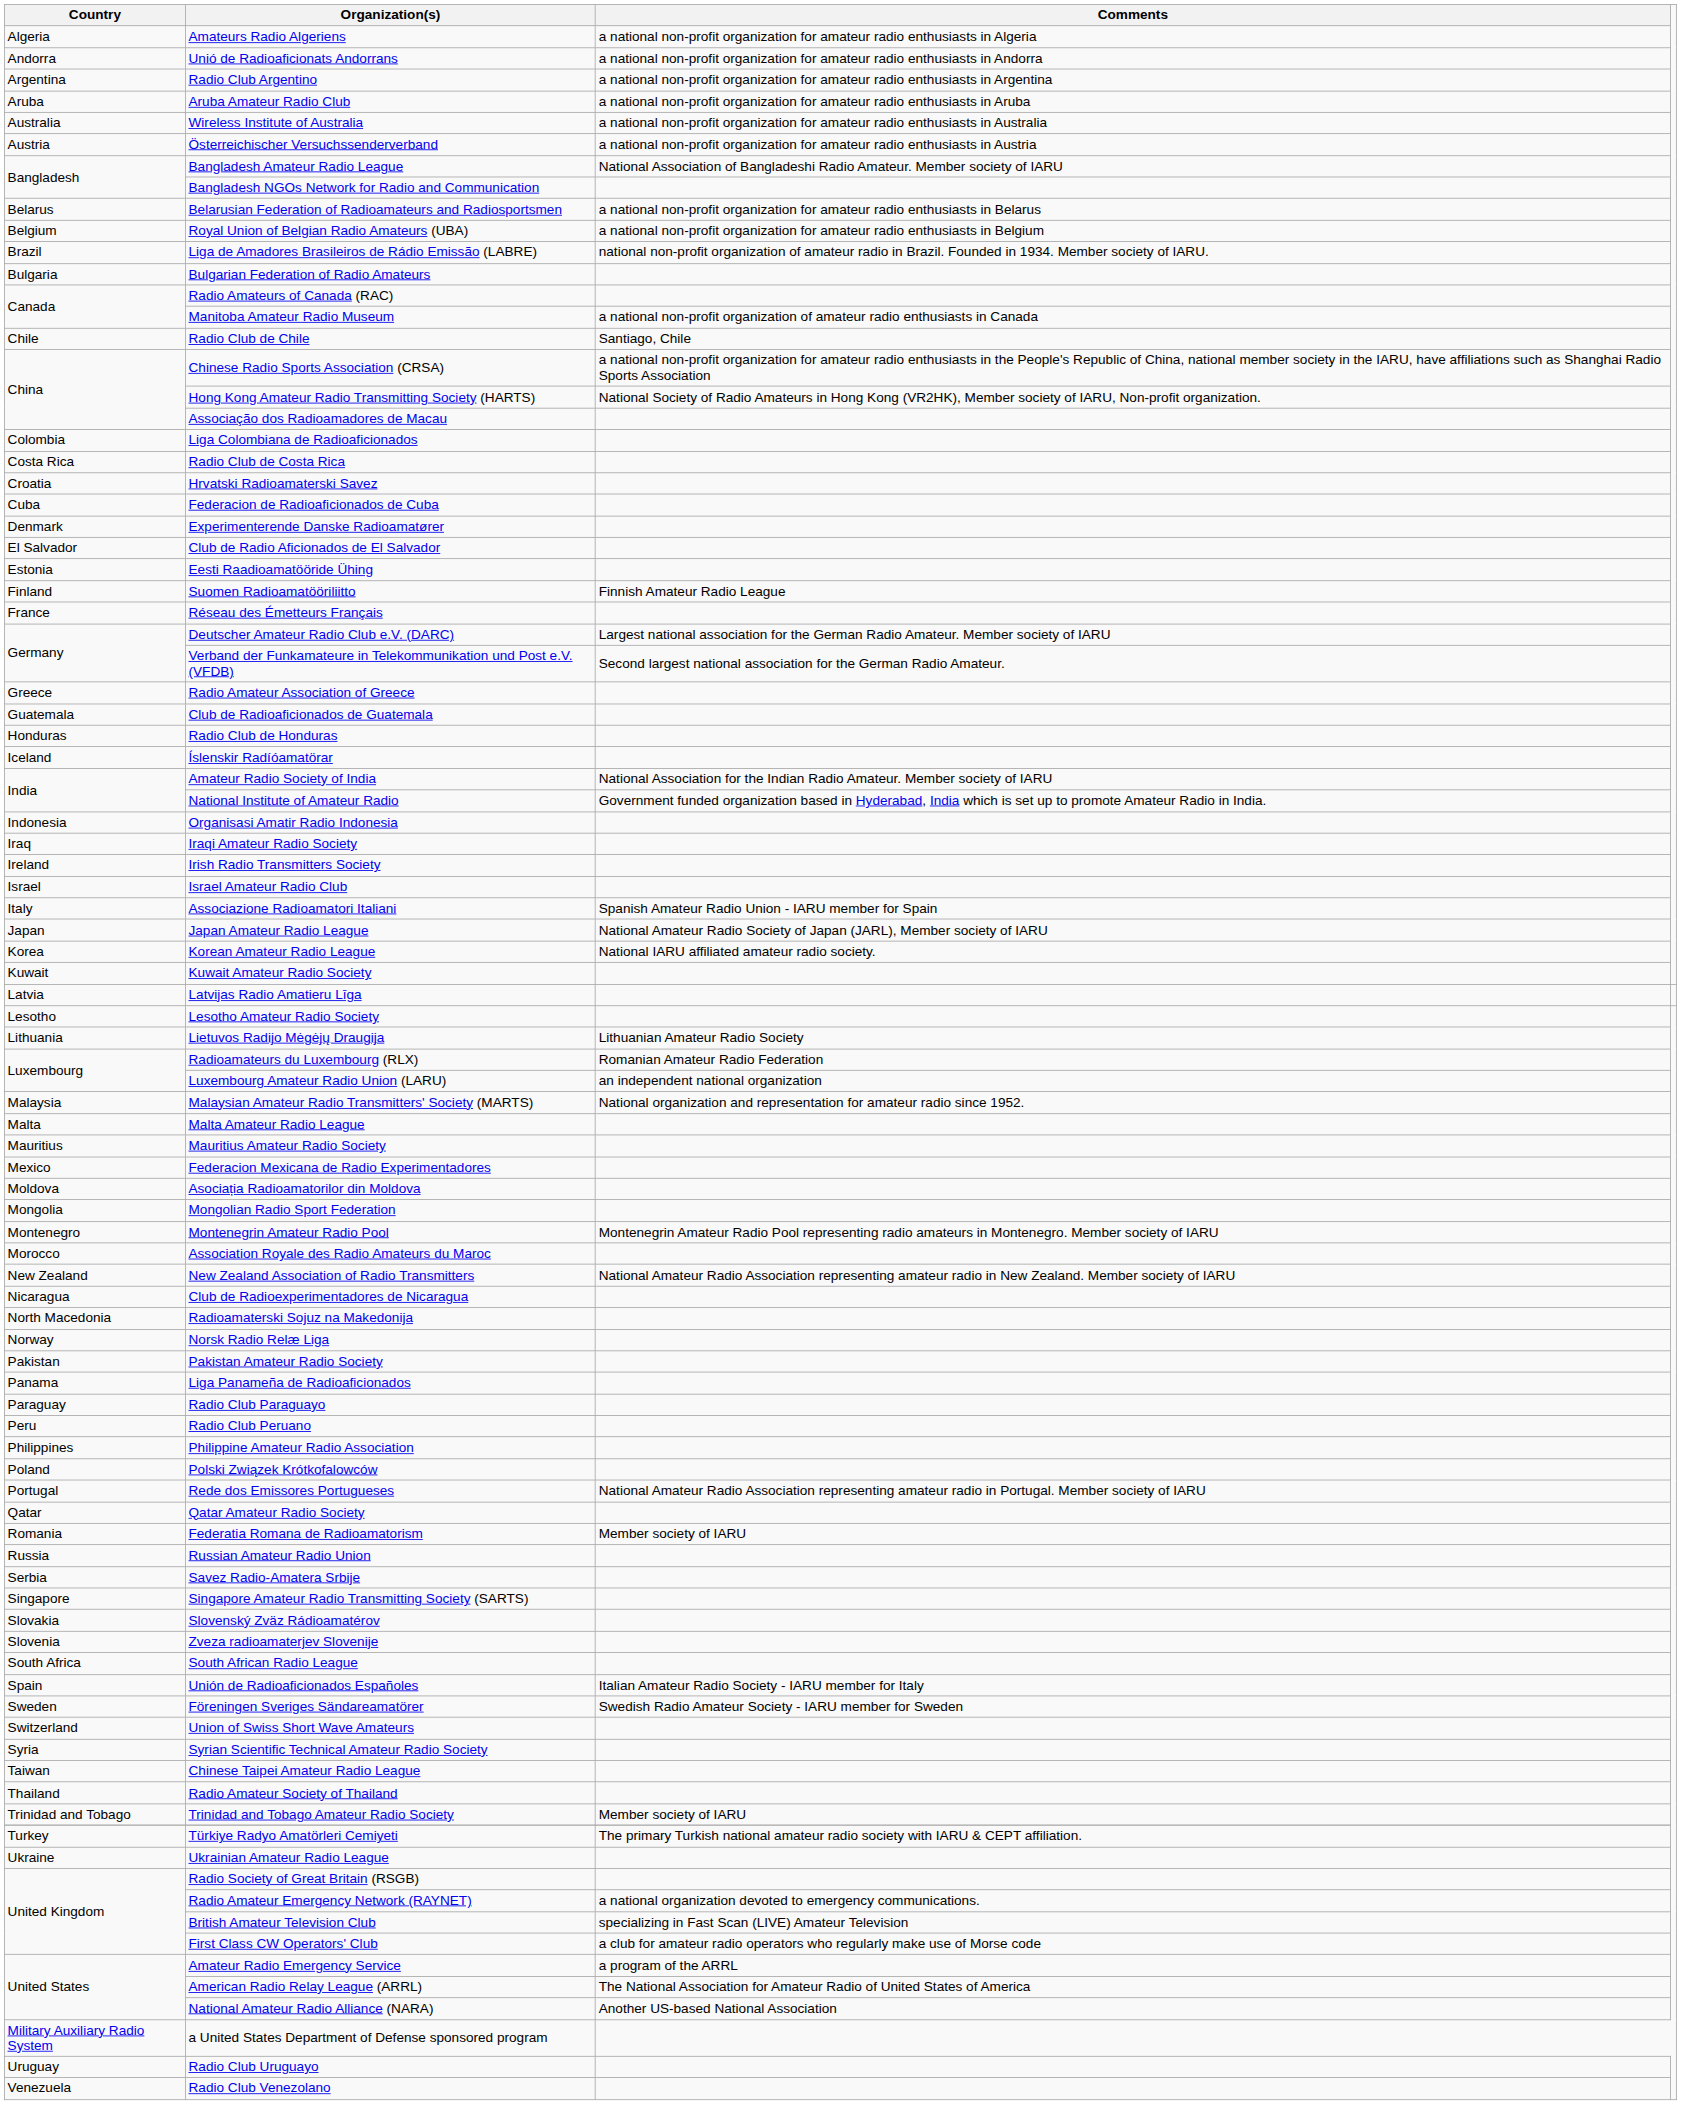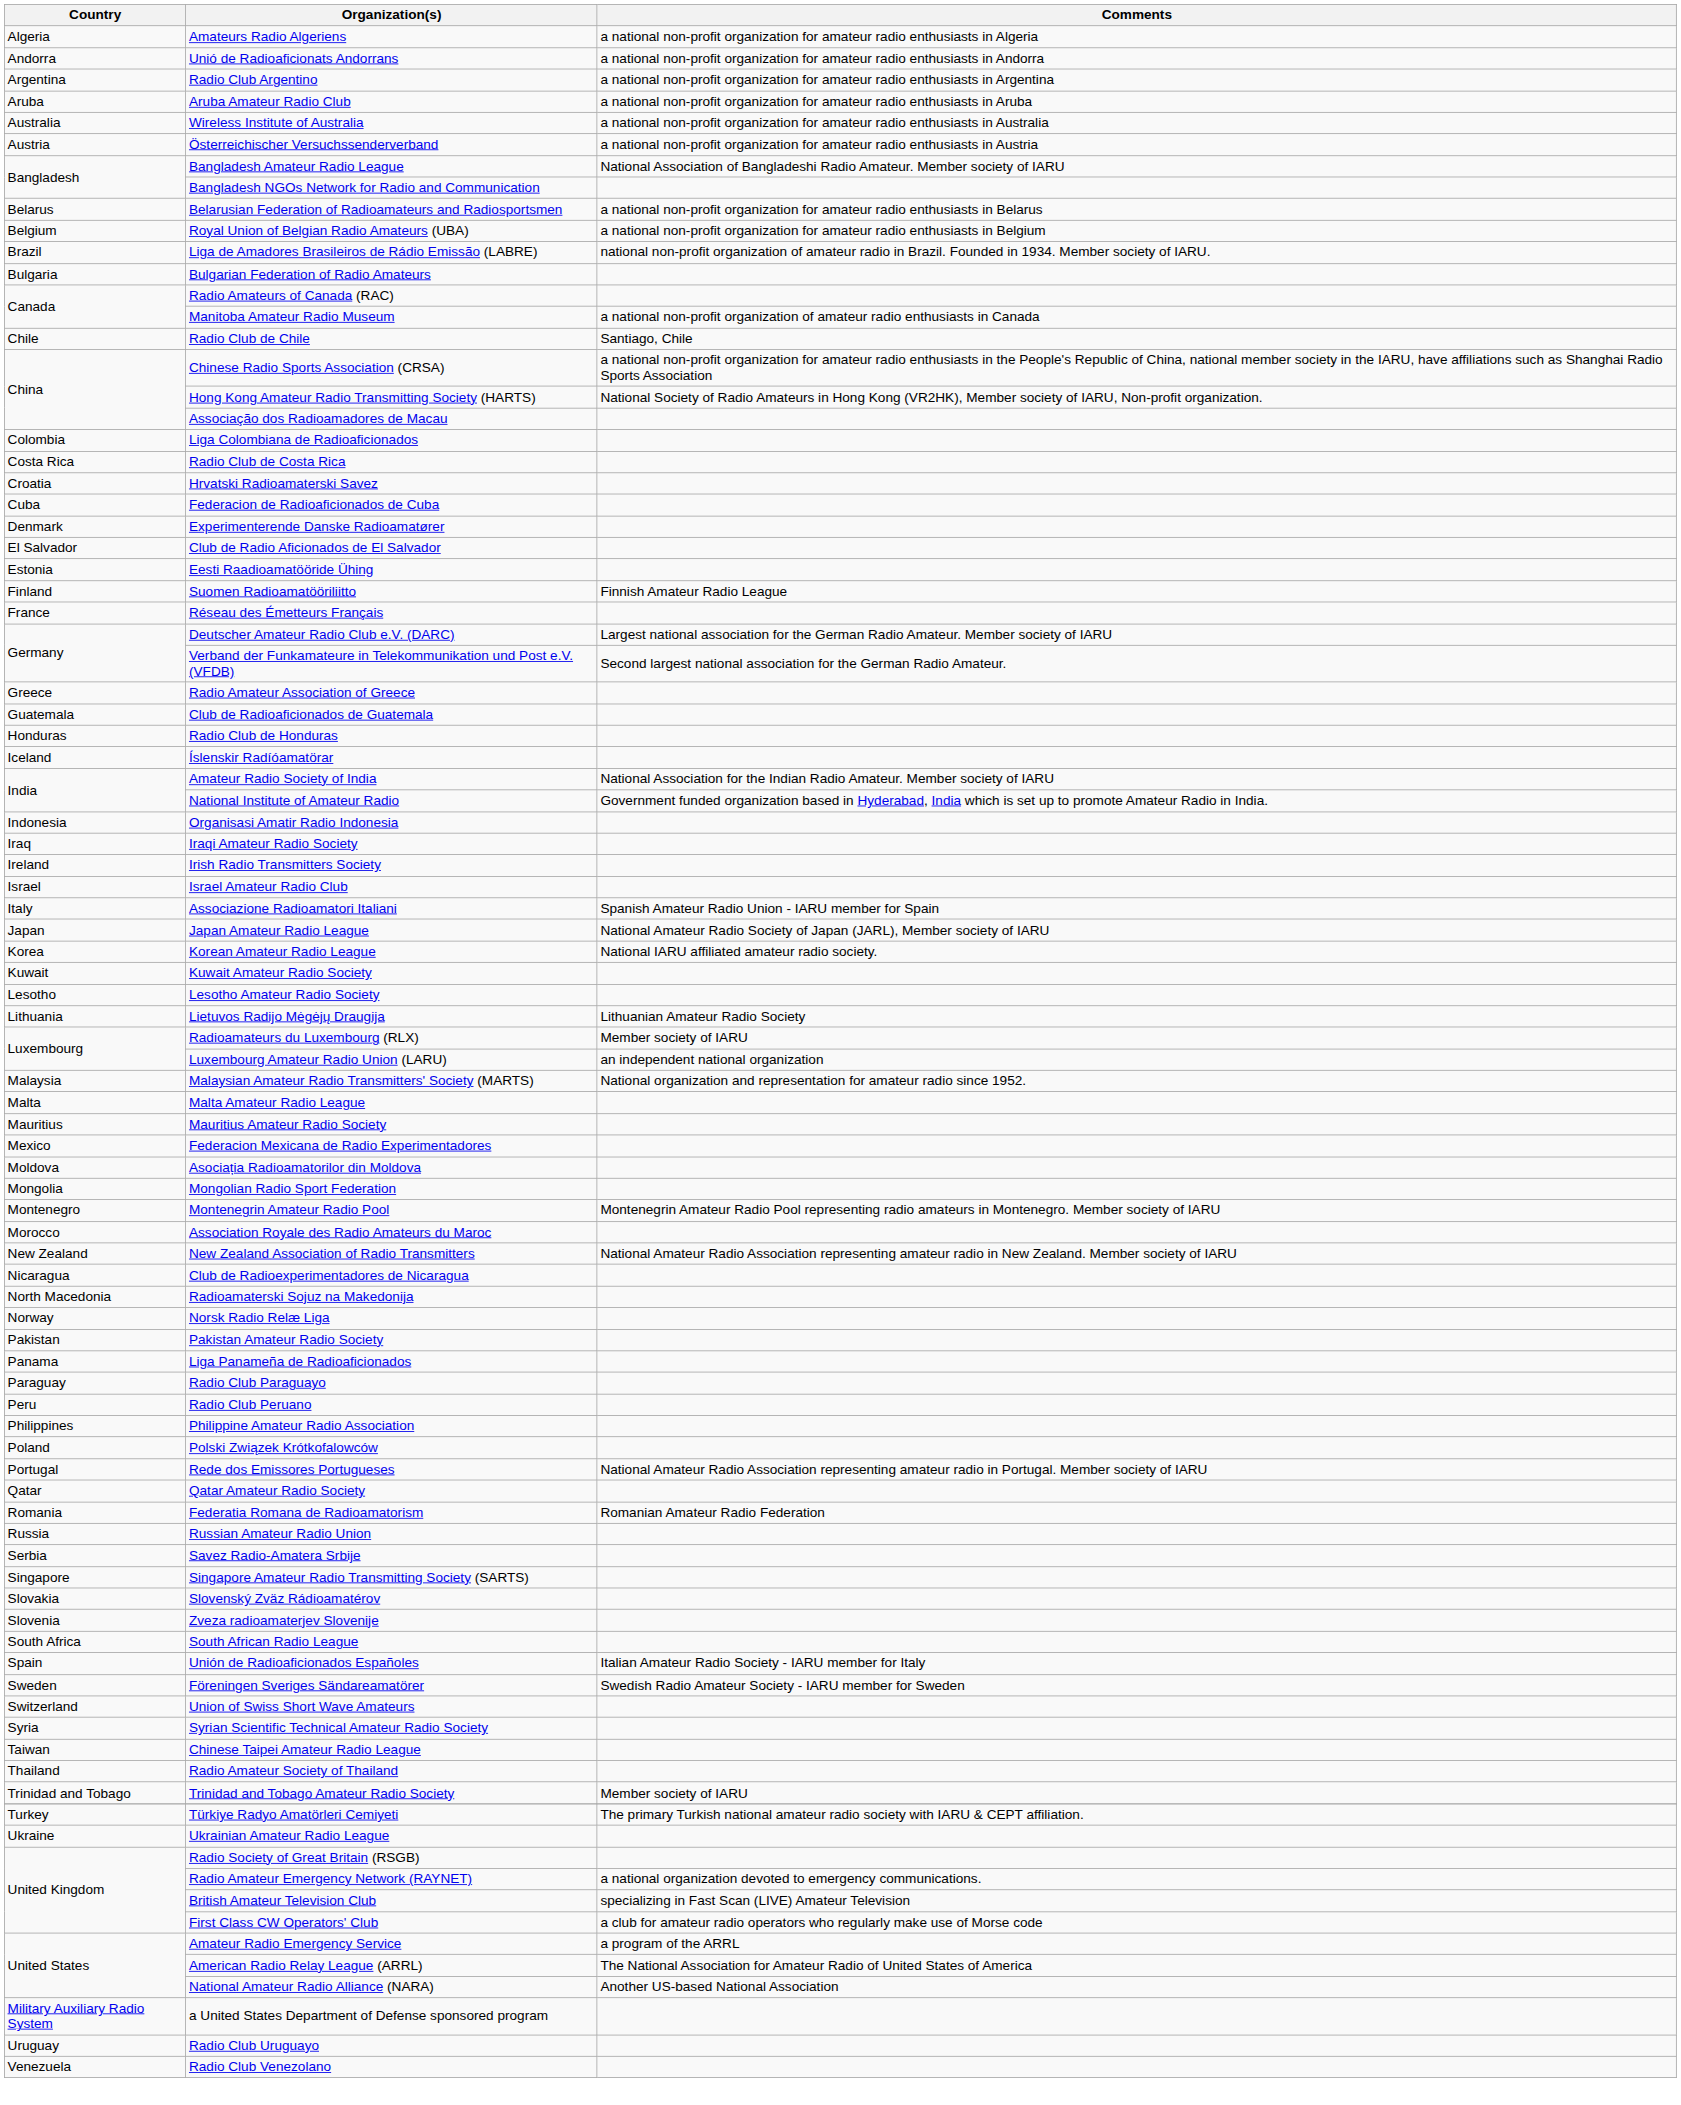- row: (275, 994)
(711, 1059) Romanian Amateur Radio Federation -> (674, 1038) Member society of IARU
(672, 1534) Member society of IARU -> (713, 1512) Romanian Amateur Radio Federation
